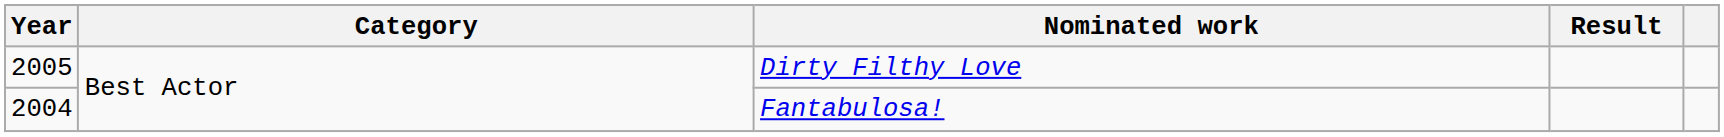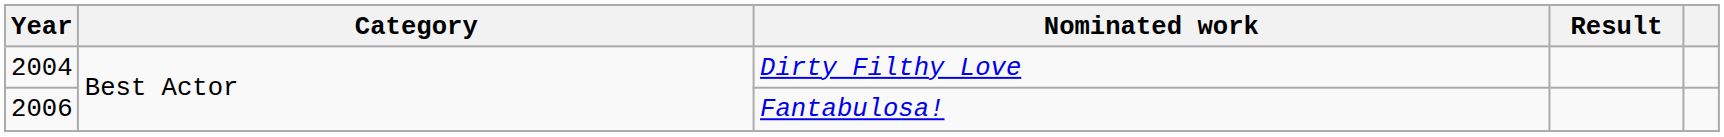(42, 68) 2005 -> (42, 68) 2004
(42, 109) 2004 -> (42, 109) 2006
